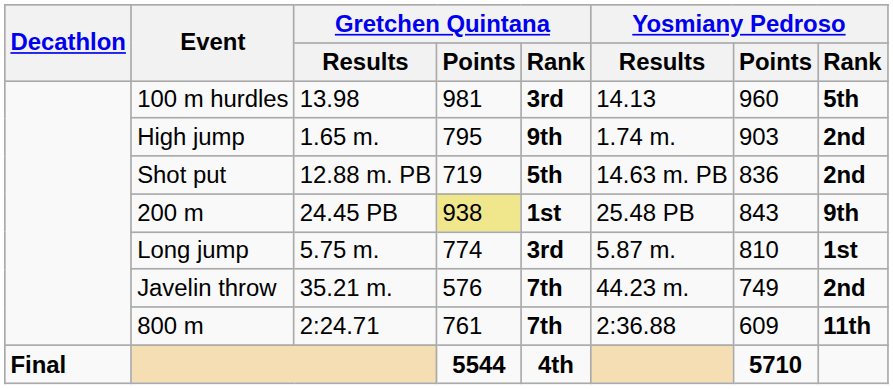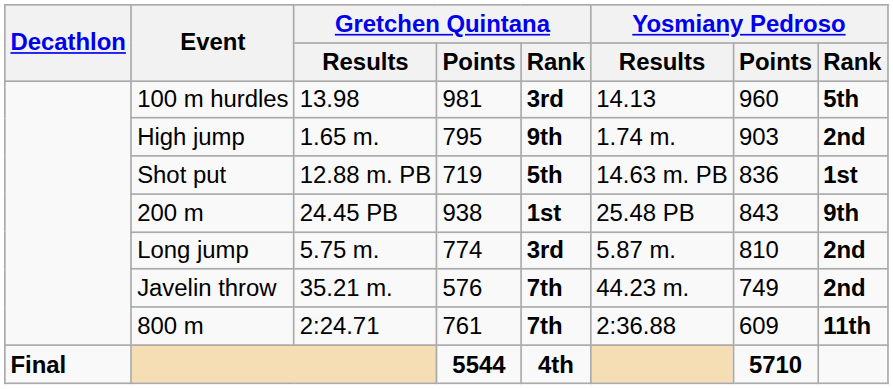(844, 175) 2nd -> (840, 175) 1st
(462, 213) khaki background -> (462, 213) no background
(840, 251) 1st -> (844, 251) 2nd
